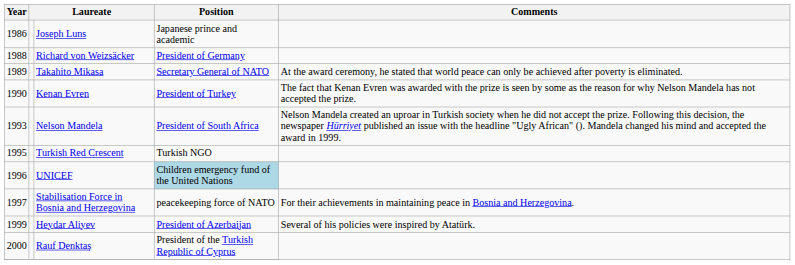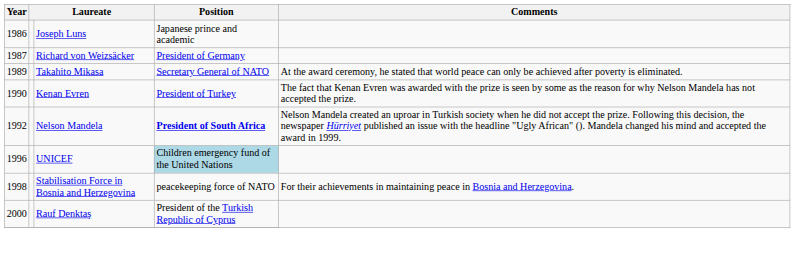(17, 55) 1988 -> (17, 55) 1987
(17, 126) 1993 -> (17, 126) 1992
(208, 126) normal -> (211, 126) bold
- row: (80, 153)
(17, 202) 1997 -> (17, 186) 1998
- row: (66, 224)
